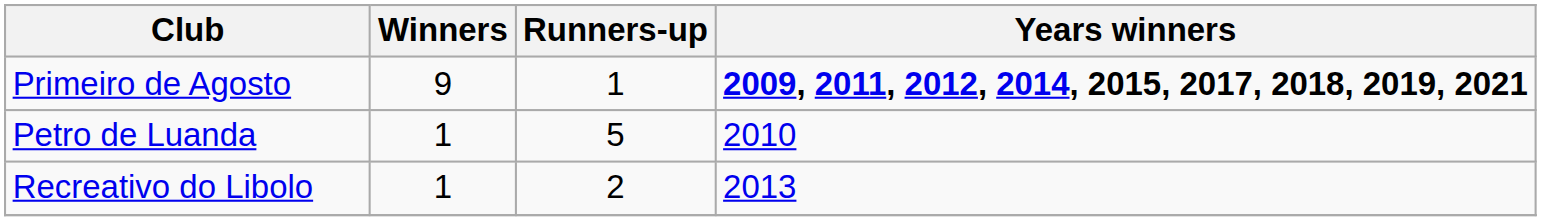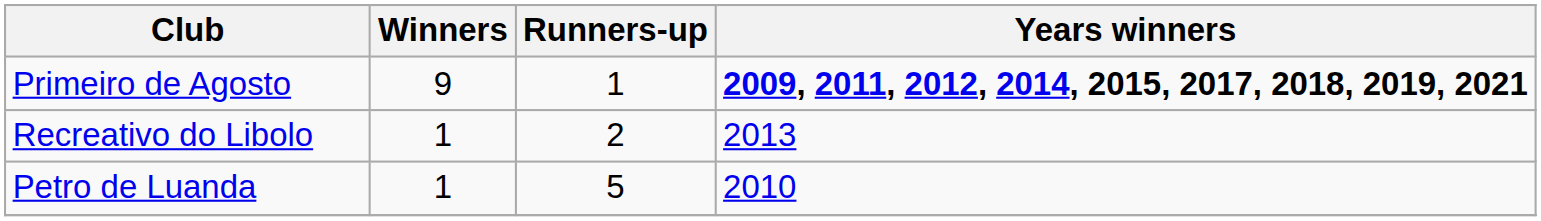rows swapped: (163, 187) <-> (135, 135)
